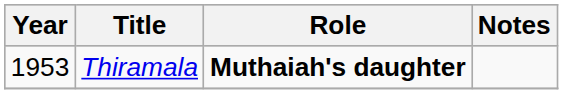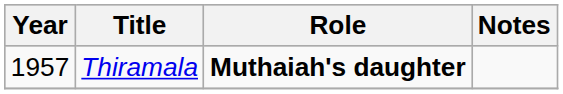(40, 66) 1953 -> (40, 66) 1957
